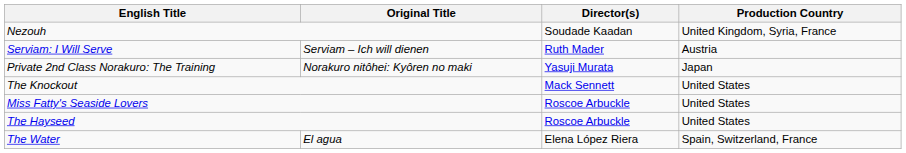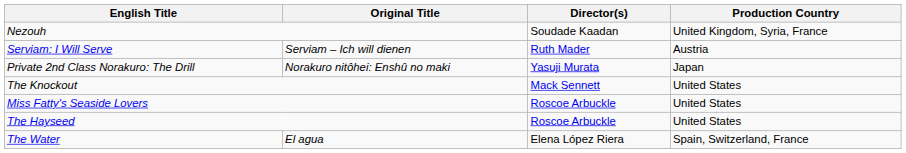- row: (111, 67)
+ row: (101, 67)
